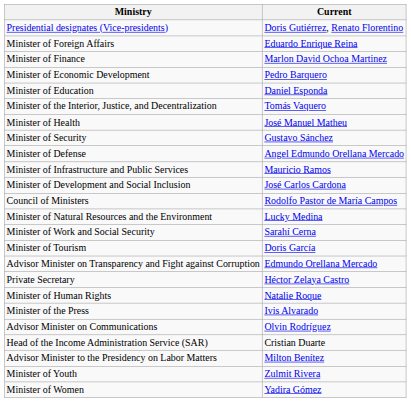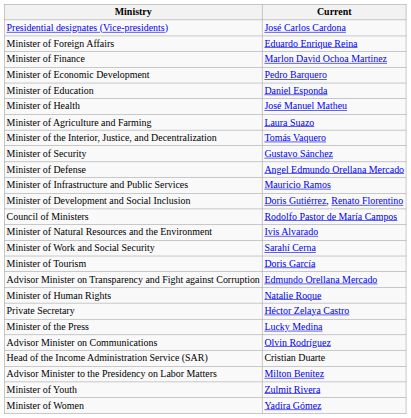(334, 28) Doris Gutiérrez, Renato Florentino -> (305, 28) José Carlos Cardona
rows swapped: (43, 122) <-> (112, 106)
+ row: (79, 122)
(305, 185) José Carlos Cardona -> (334, 201) Doris Gutiérrez, Renato Florentino
(293, 216) Lucky Medina -> (291, 232) Ivis Alvarado
rows swapped: (41, 279) <-> (59, 295)
(291, 311) Ivis Alvarado -> (293, 327) Lucky Medina
